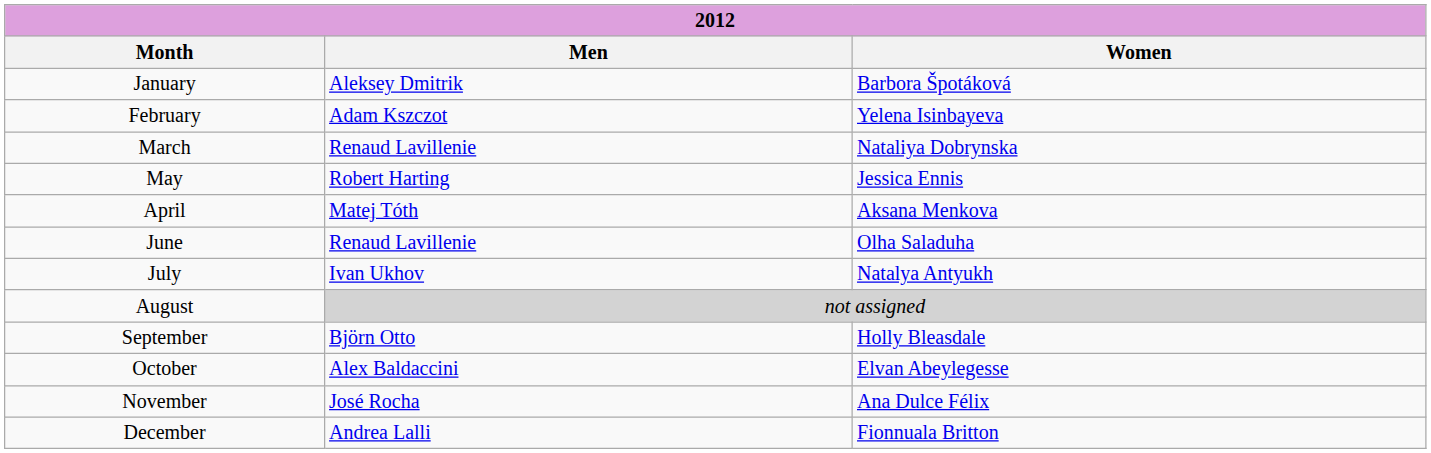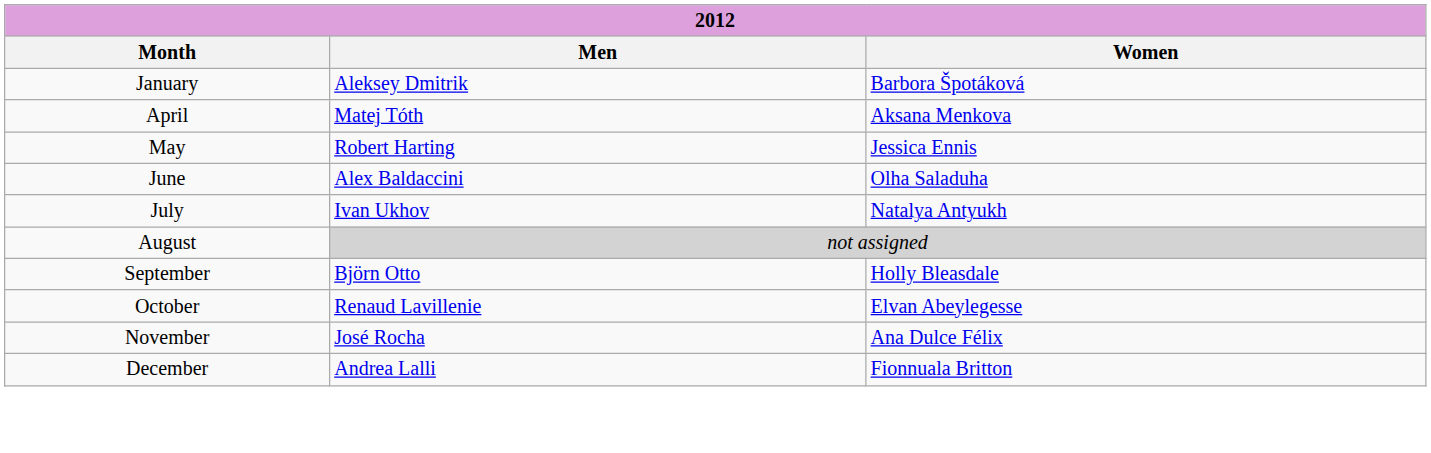- row: (165, 115)
- row: (165, 147)
rows swapped: (165, 210) <-> (165, 178)
(403, 242) Renaud Lavillenie -> (399, 178) Alex Baldaccini
(394, 369) Alex Baldaccini -> (408, 305) Renaud Lavillenie
